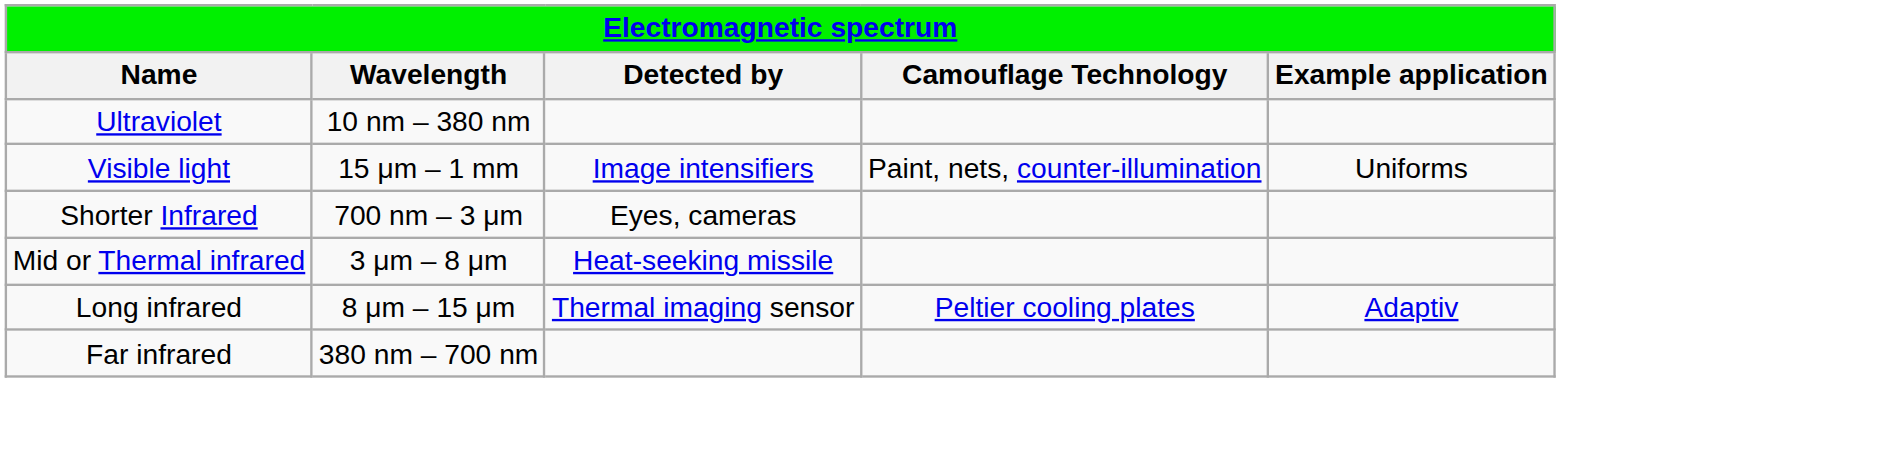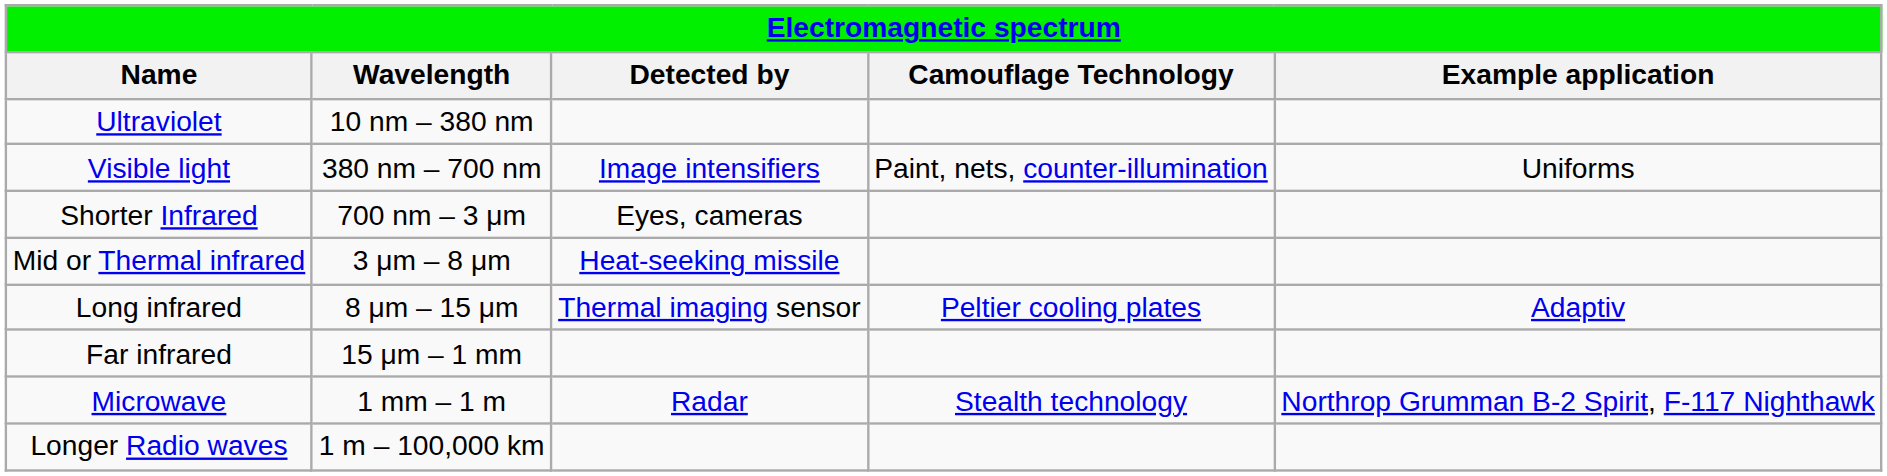(429, 168) 15 μm – 1 mm -> (432, 168) 380 nm – 700 nm
(429, 354) 380 nm – 700 nm -> (432, 354) 15 μm – 1 mm
+ row: (159, 400)
+ row: (159, 447)
